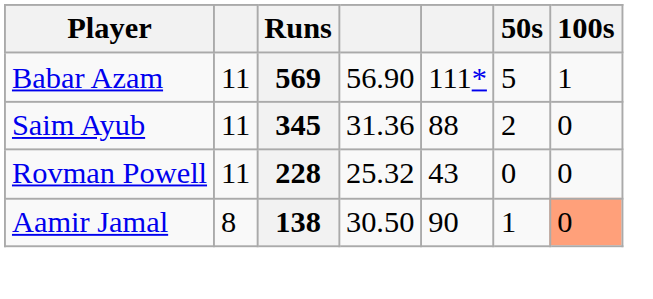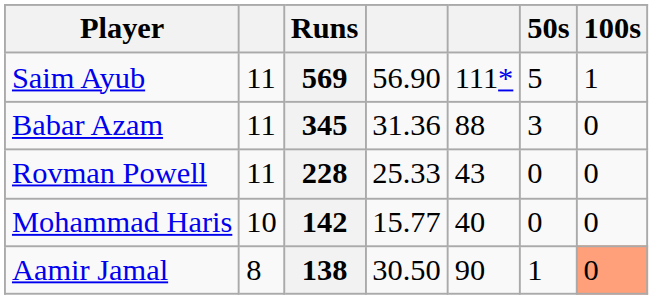(88, 76) Babar Azam -> (79, 76) Saim Ayub
(79, 125) Saim Ayub -> (88, 125) Babar Azam
(509, 125) 2 -> (535, 125) 3
(380, 173) 25.32 -> (407, 173) 25.33
+ row: (325, 221)
